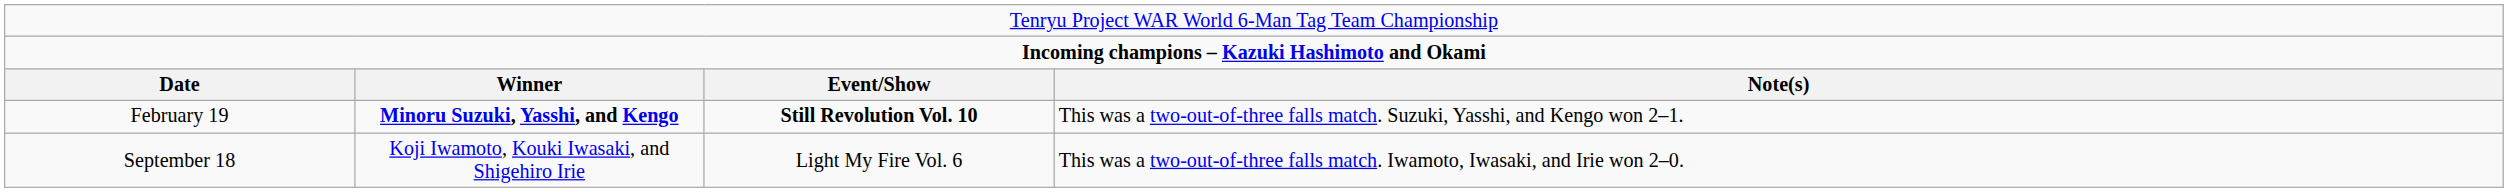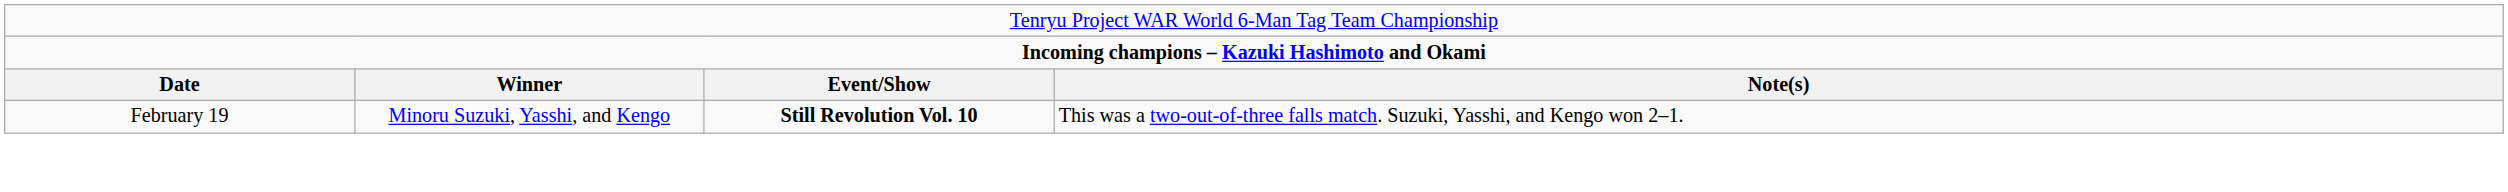(529, 116) bold -> (529, 116) normal
- row: (180, 159)
